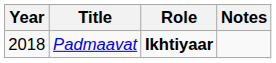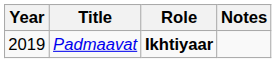(27, 44) 2018 -> (27, 44) 2019
